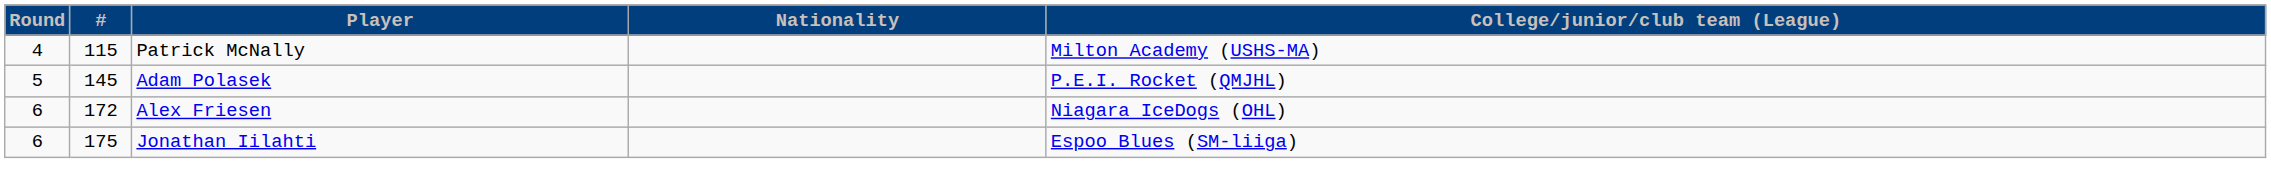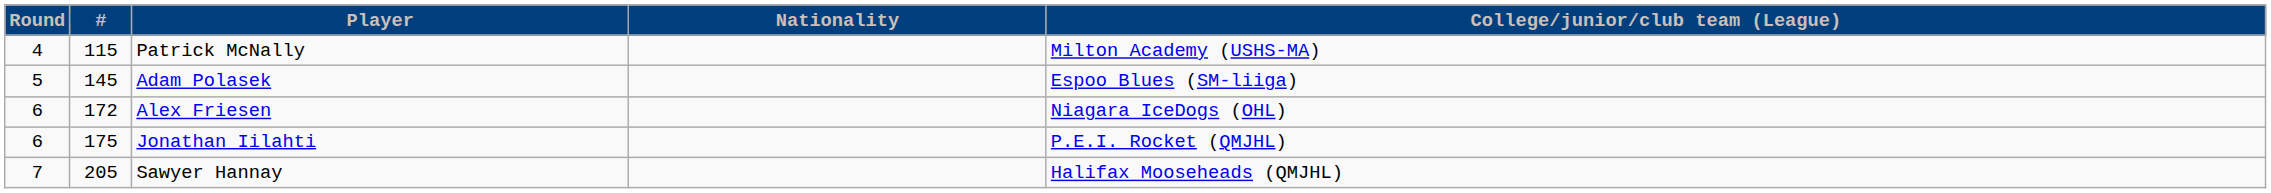(1169, 81) P.E.I. Rocket (QMJHL) -> (1174, 81) Espoo Blues (SM-liiga)
(1174, 142) Espoo Blues (SM-liiga) -> (1169, 142) P.E.I. Rocket (QMJHL)
+ row: (209, 173)
